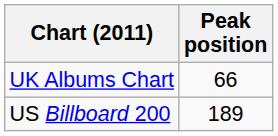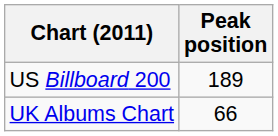rows swapped: (90, 113) <-> (92, 79)
